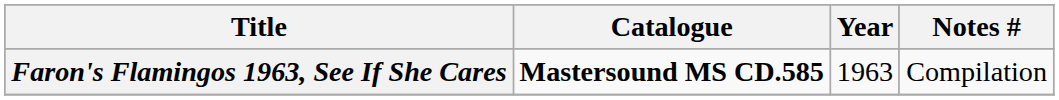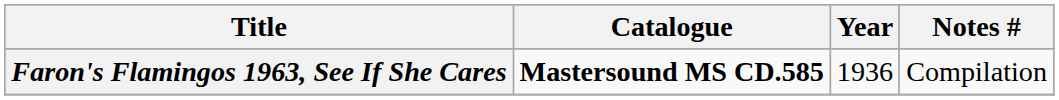(865, 71) 1963 -> (865, 71) 1936
